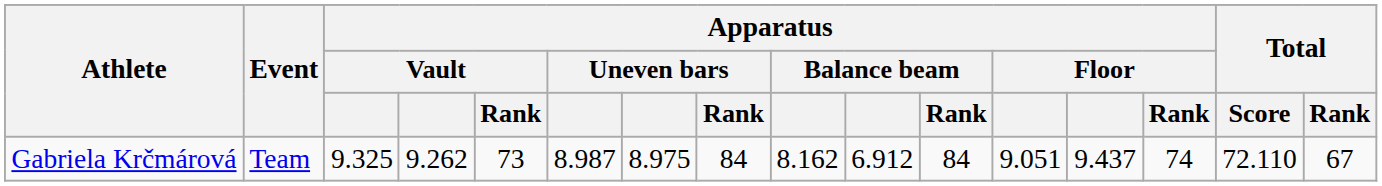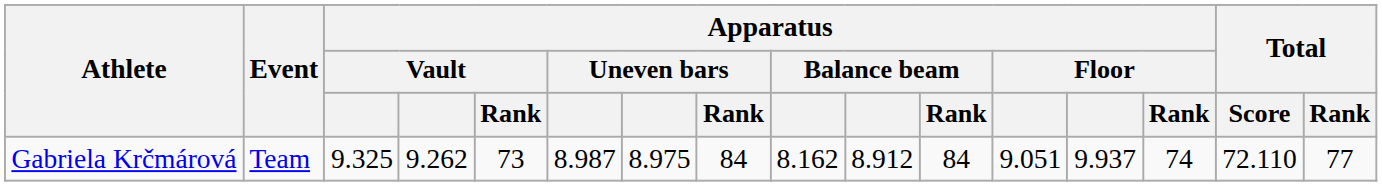(882, 158) 6.912 -> (882, 158) 8.912
(1105, 158) 9.437 -> (1105, 158) 9.937
(1340, 158) 67 -> (1340, 158) 77
